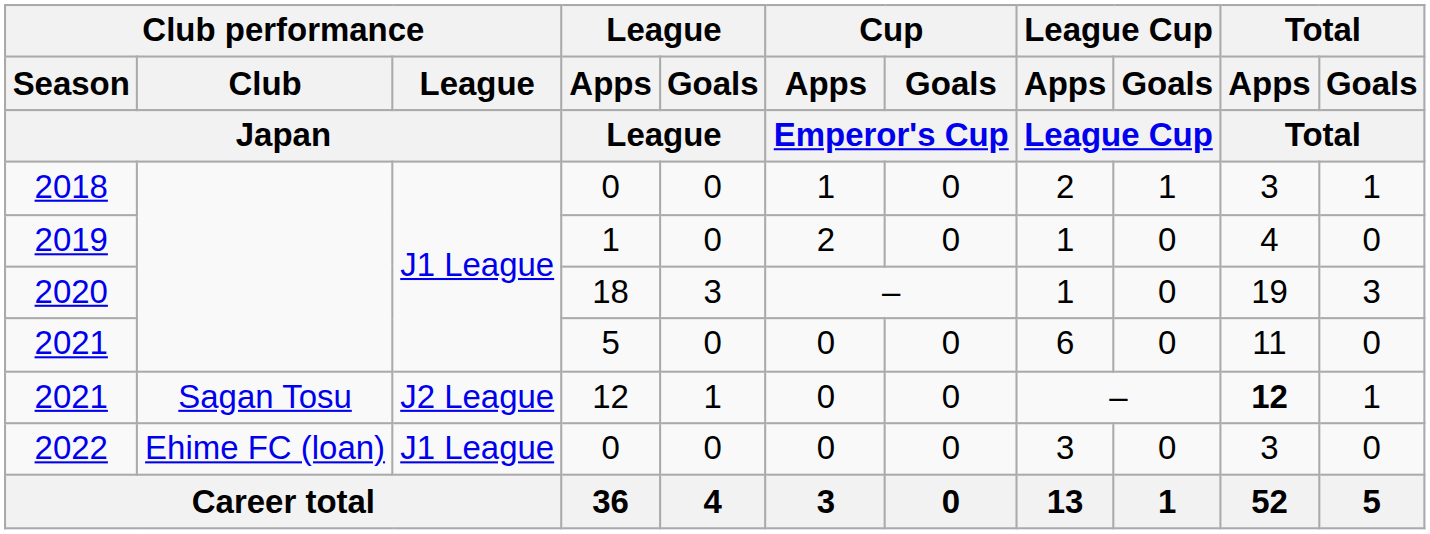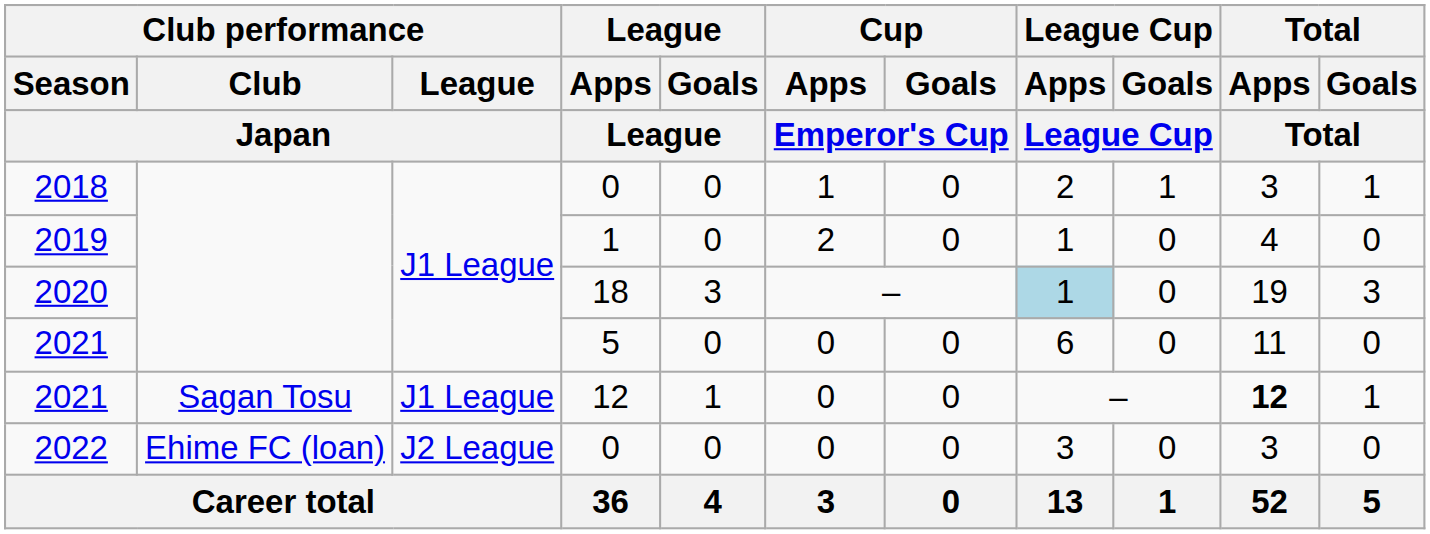(1065, 291) no background -> (1065, 291) lightblue background
(477, 396) J2 League -> (477, 396) J1 League
(477, 448) J1 League -> (477, 448) J2 League
